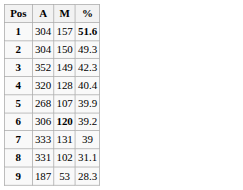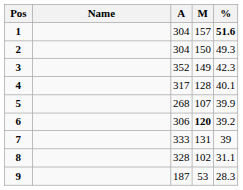+ column: (101, 13)
(43, 86) 320 -> (181, 86) 317
(88, 86) 40.4 -> (226, 86) 40.1
(43, 158) 331 -> (181, 158) 328
